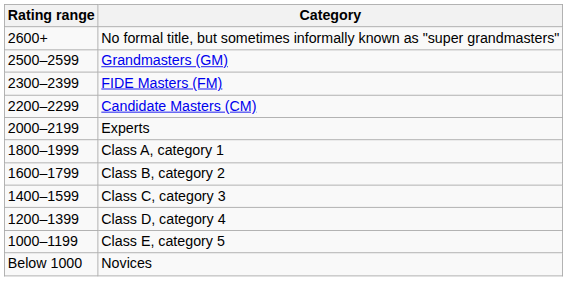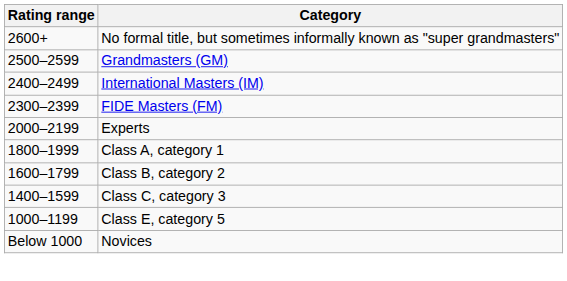+ row: (182, 83)
- row: (179, 106)
- row: (163, 219)
